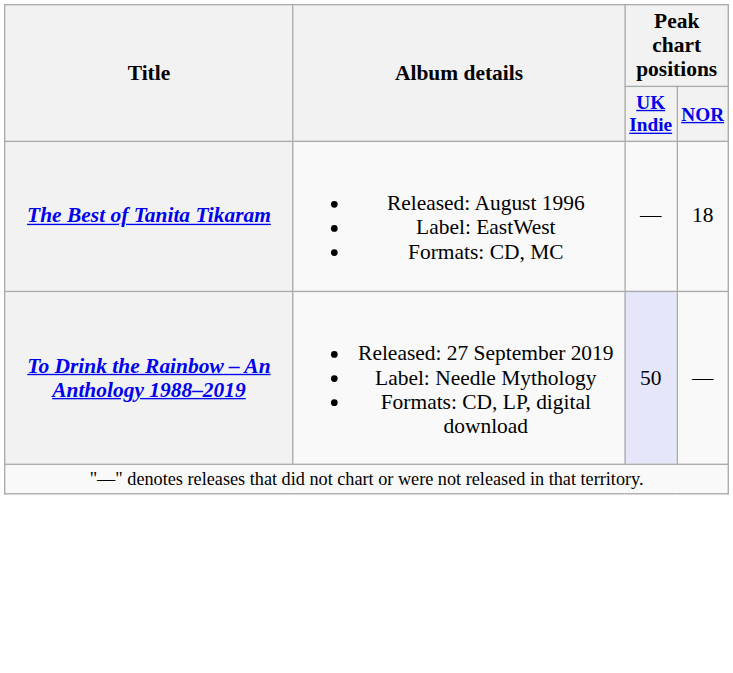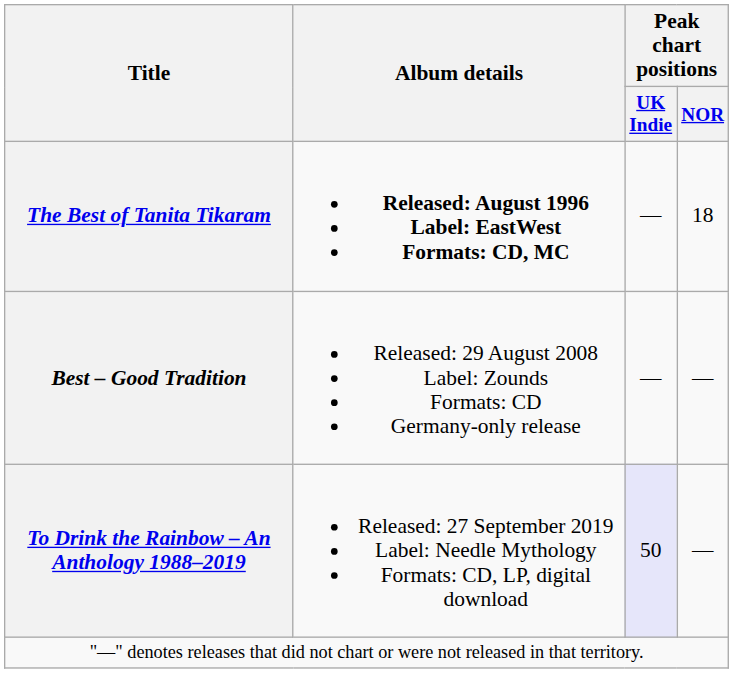(459, 228) normal -> (459, 228) bold
+ row: (149, 377)
